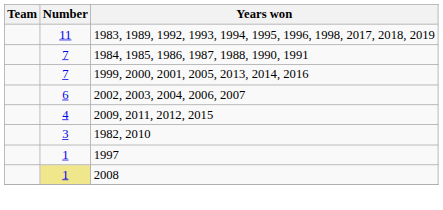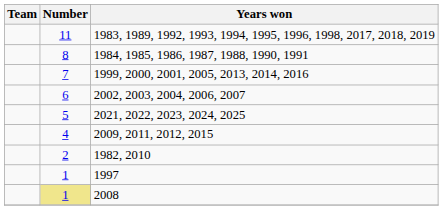(65, 54) 7 -> (65, 54) 8
+ row: (169, 114)
(65, 134) 3 -> (65, 154) 2
